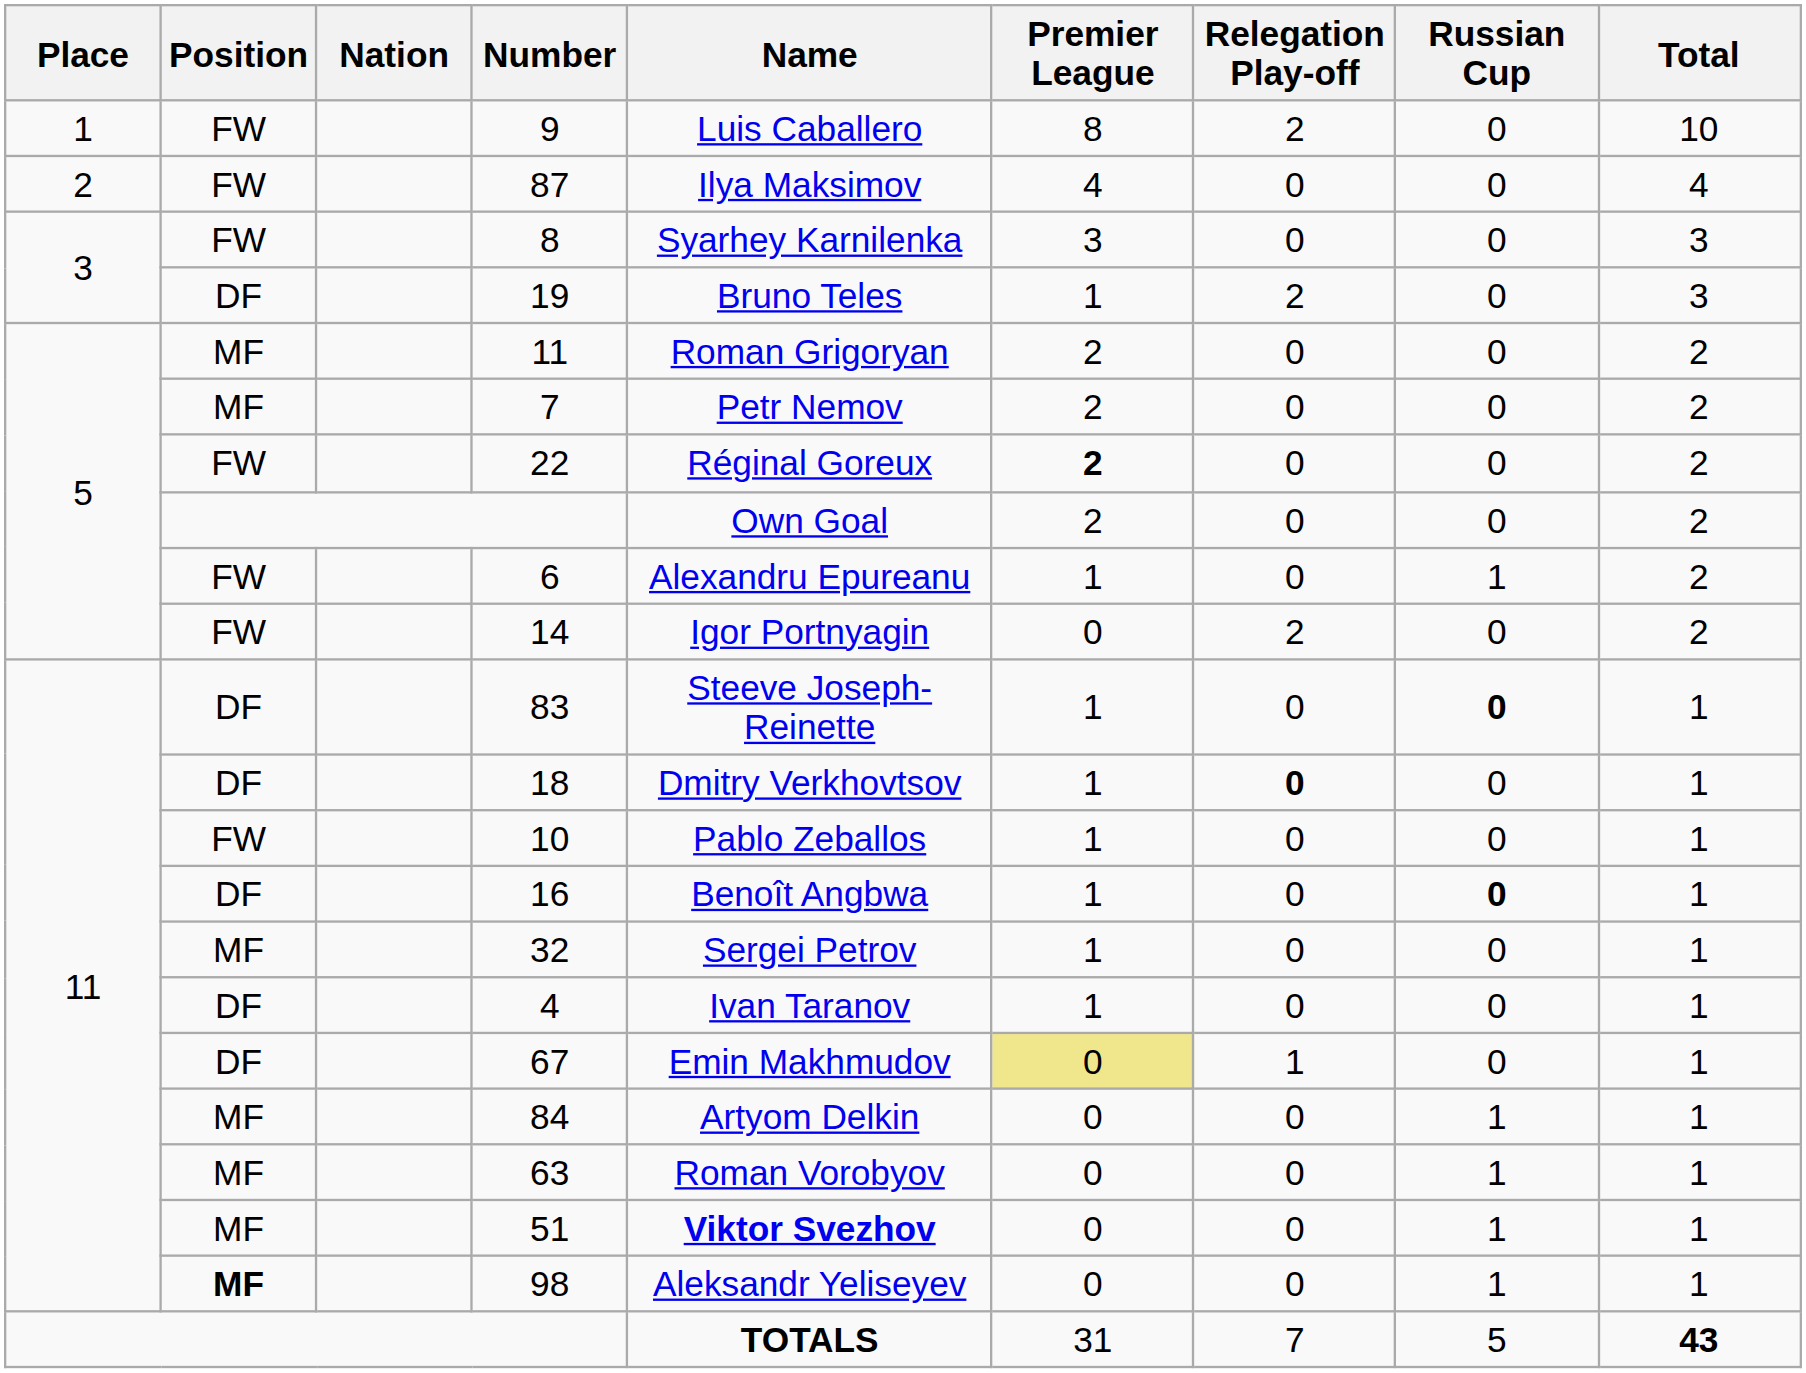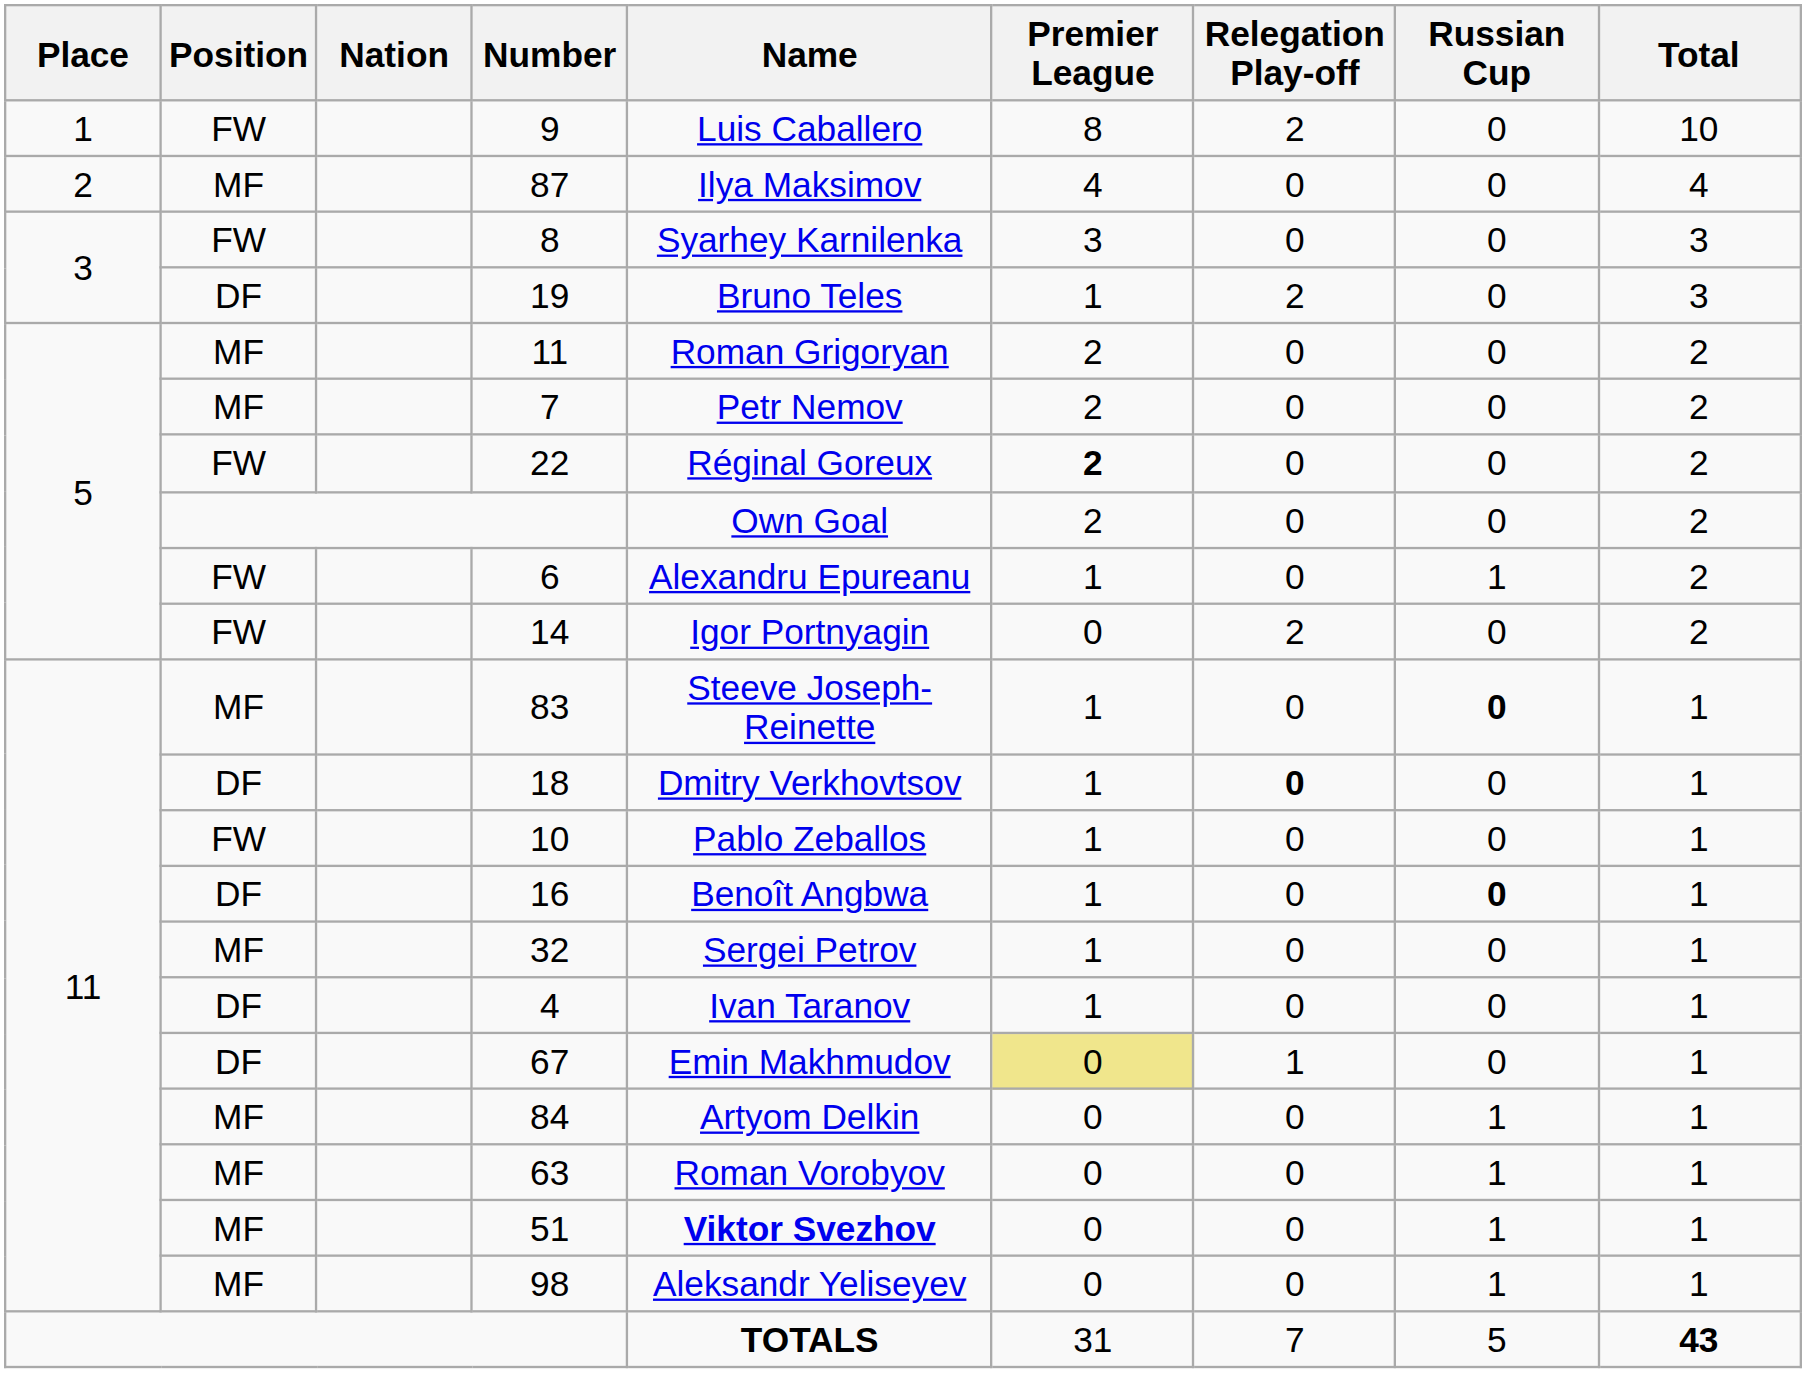(239, 184) FW -> (239, 184) MF
(239, 706) DF -> (239, 706) MF
(239, 1284) bold -> (239, 1284) normal
